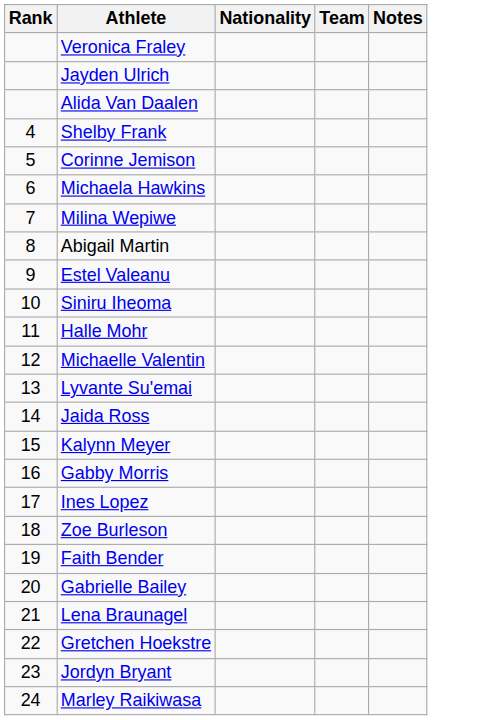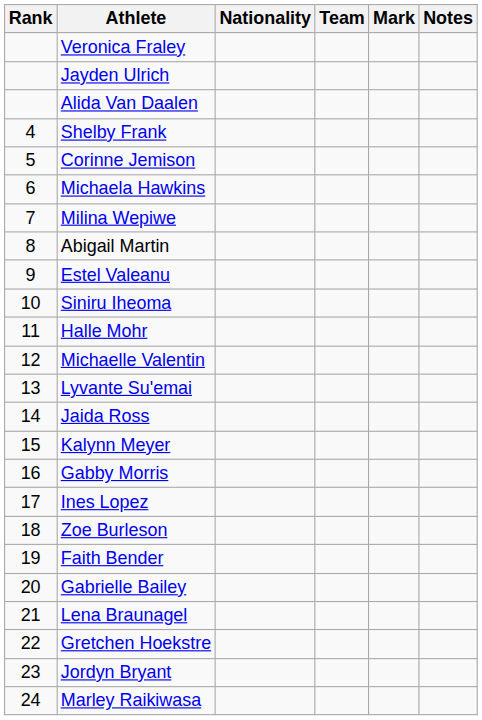+ column: (394, 18)
